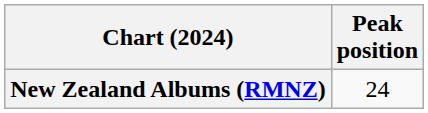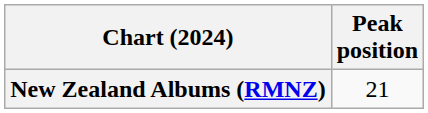(377, 88) 24 -> (377, 88) 21
